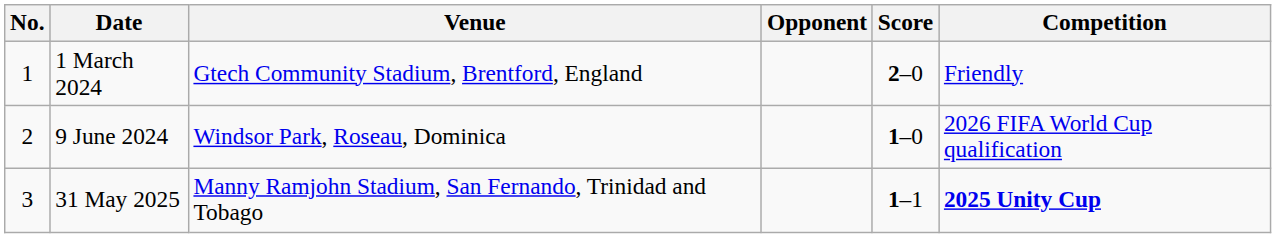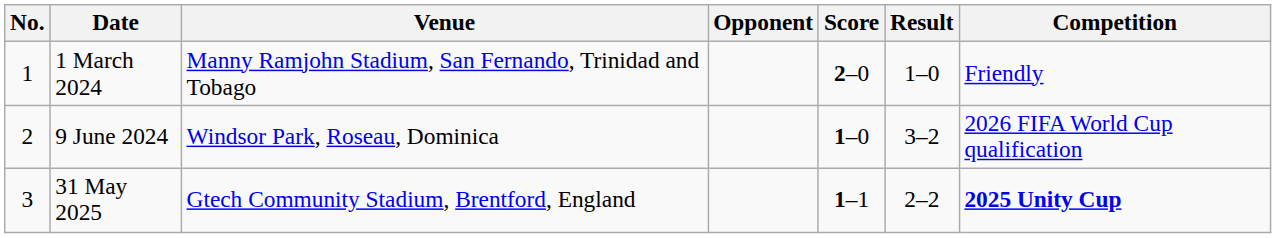+ column: (922, 23)
(418, 73) Gtech Community Stadium, Brentford, England -> (443, 73) Manny Ramjohn Stadium, San Fernando, Trinidad and Tobago
(450, 199) Manny Ramjohn Stadium, San Fernando, Trinidad and Tobago -> (411, 199) Gtech Community Stadium, Brentford, England
